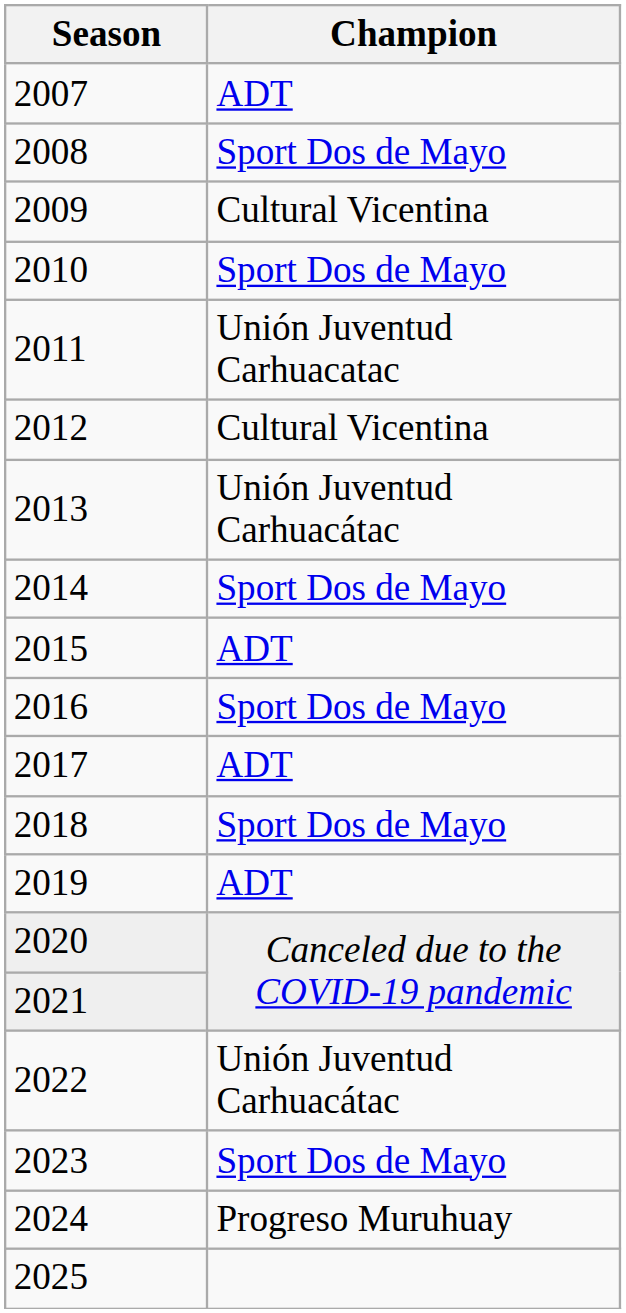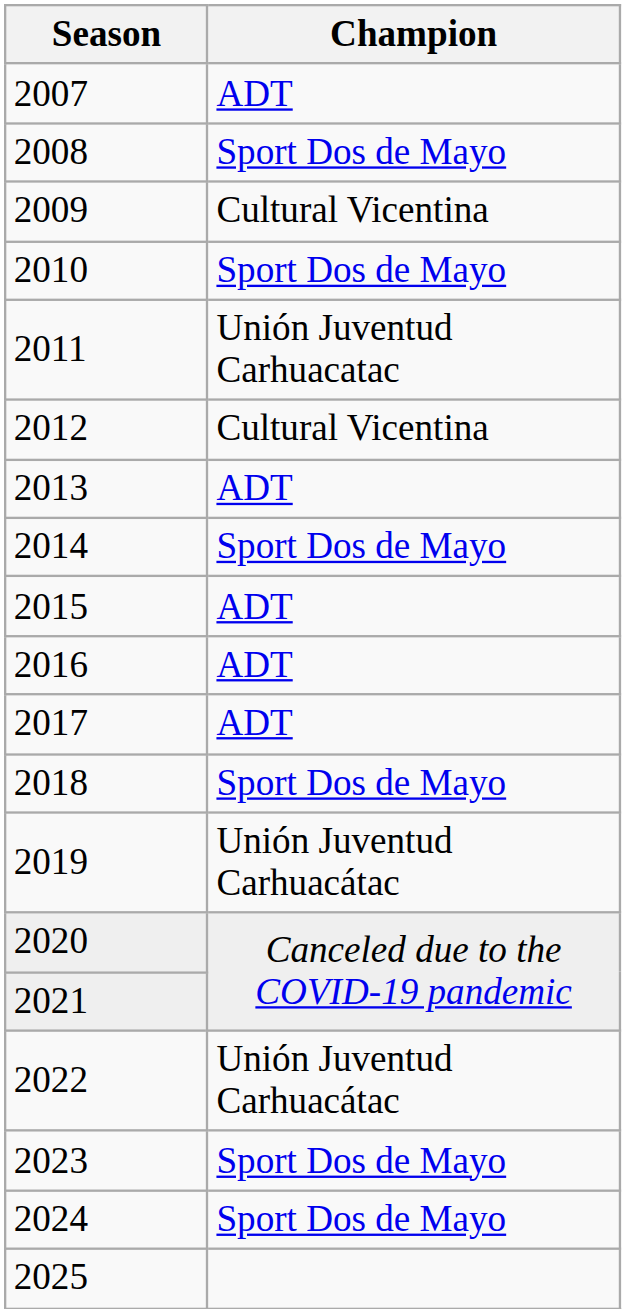(334, 508) Unión Juventud Carhuacátac -> (255, 487) ADT
(361, 706) Sport Dos de Mayo -> (255, 664) ADT
(255, 882) ADT -> (334, 861) Unión Juventud Carhuacátac
(364, 1218) Progreso Muruhuay -> (361, 1218) Sport Dos de Mayo
